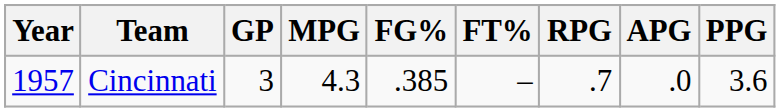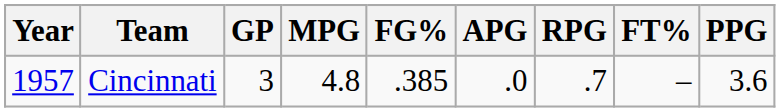columns swapped: (498, 30) <-> (659, 30)
(341, 81) 4.3 -> (341, 81) 4.8
